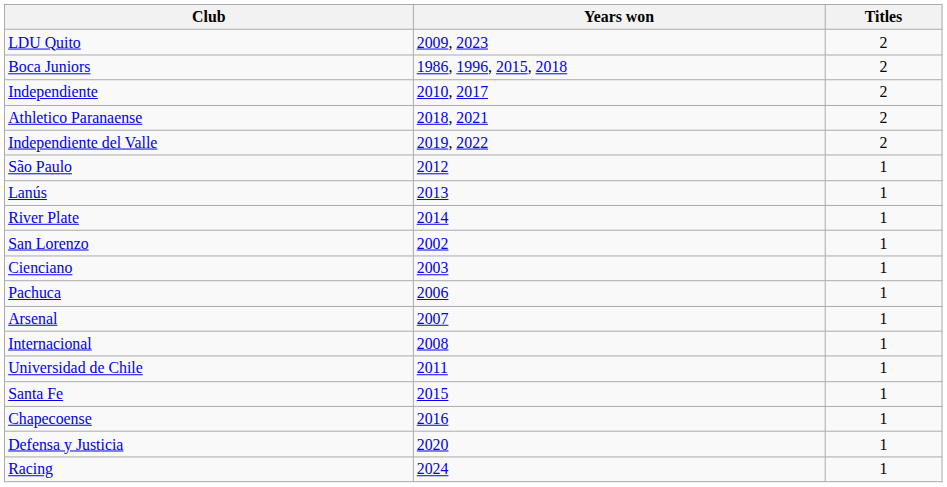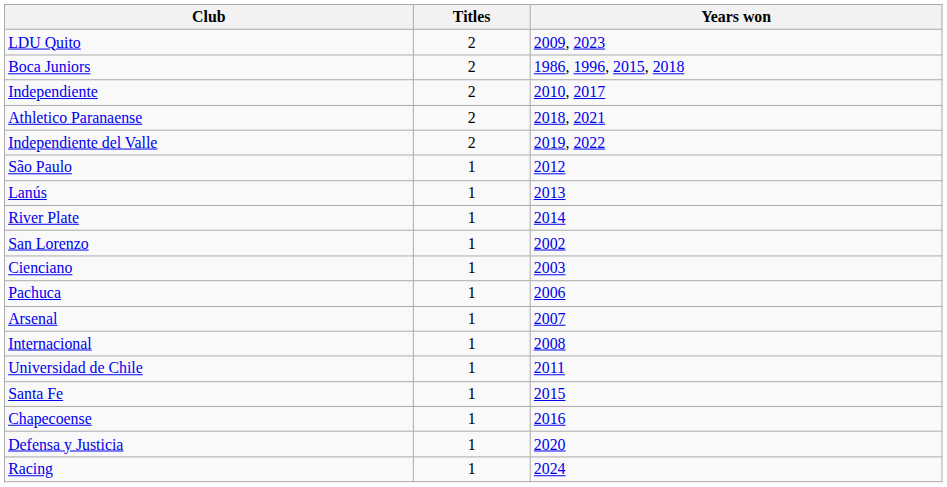columns swapped: (883, 17) <-> (619, 17)
